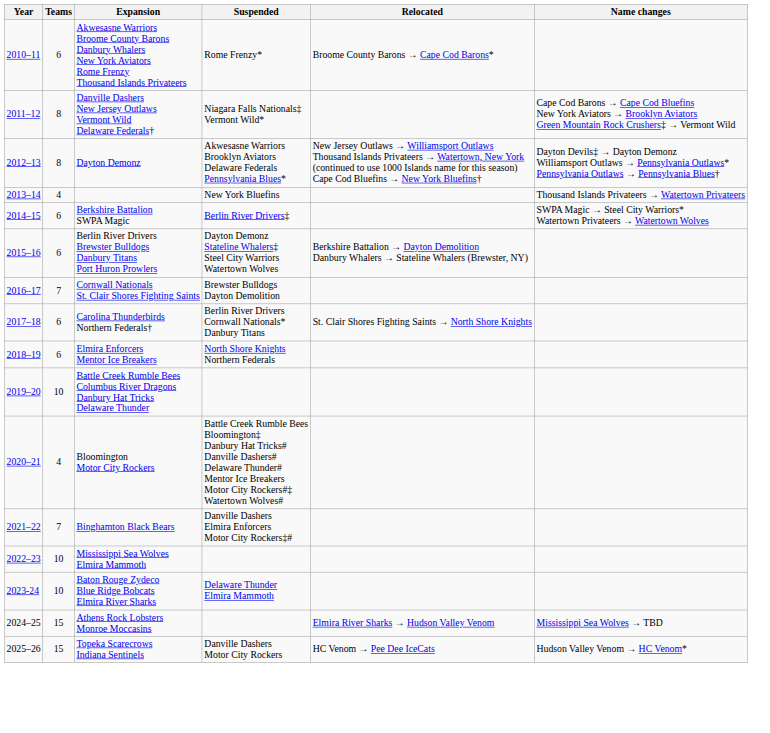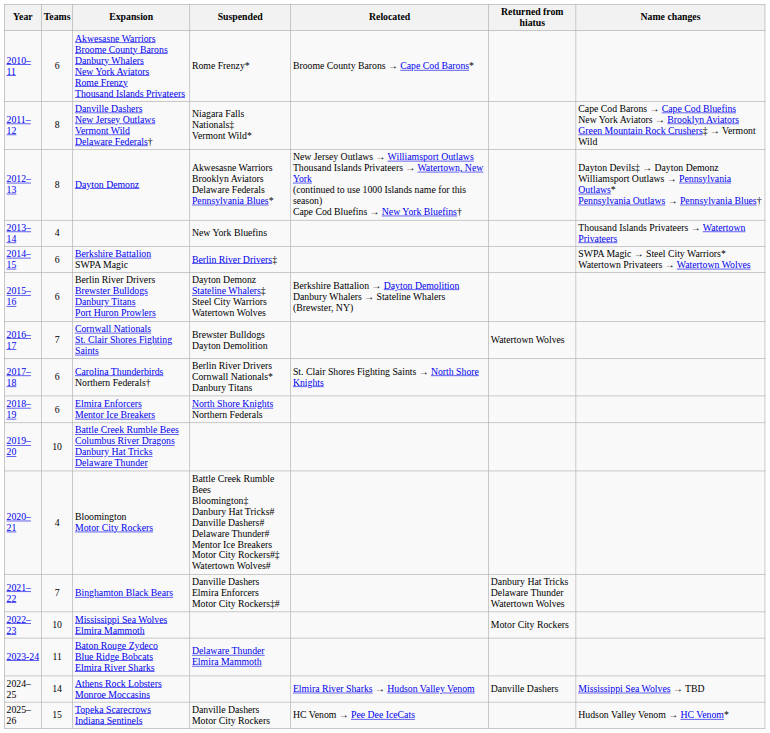+ column: (532, 17)
(59, 591) 10 -> (57, 657) 11
(59, 623) 15 -> (57, 689) 14
